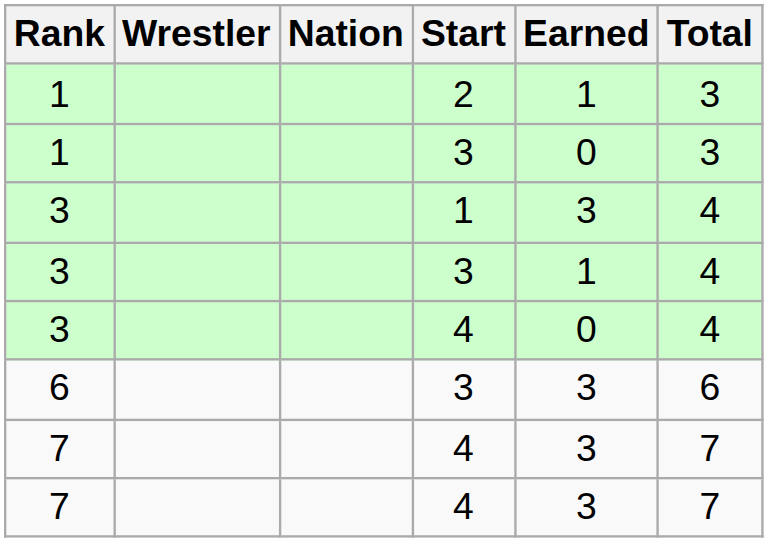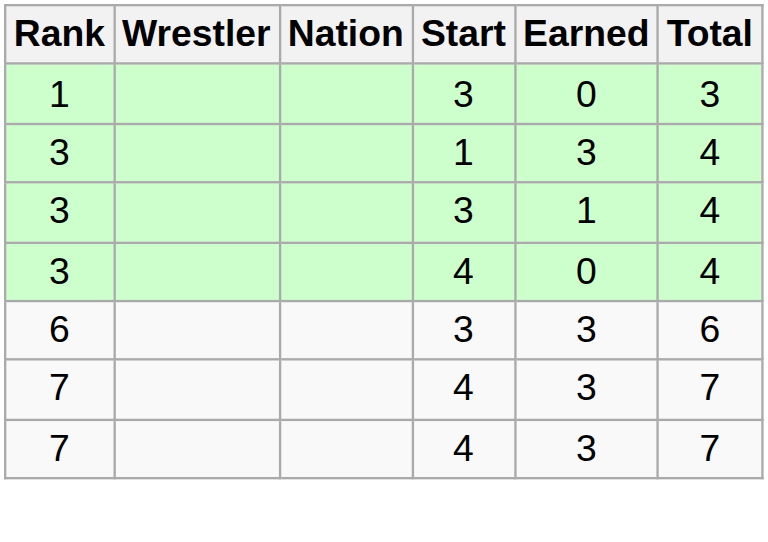- row: (59, 93)
